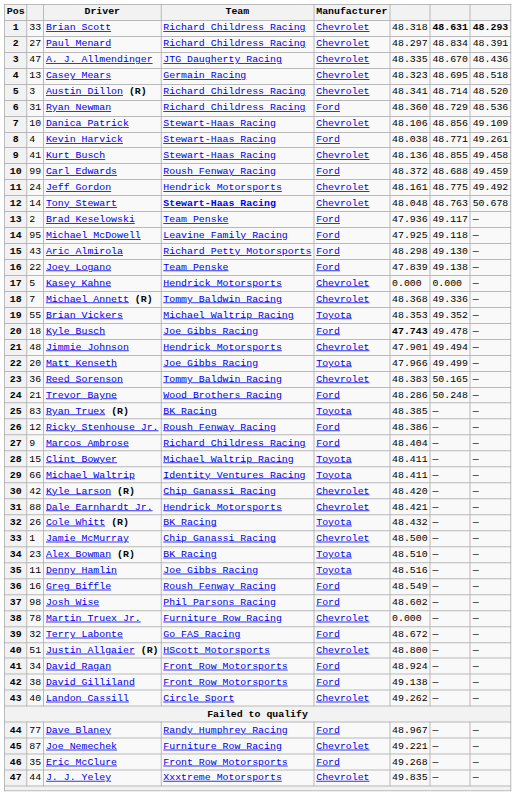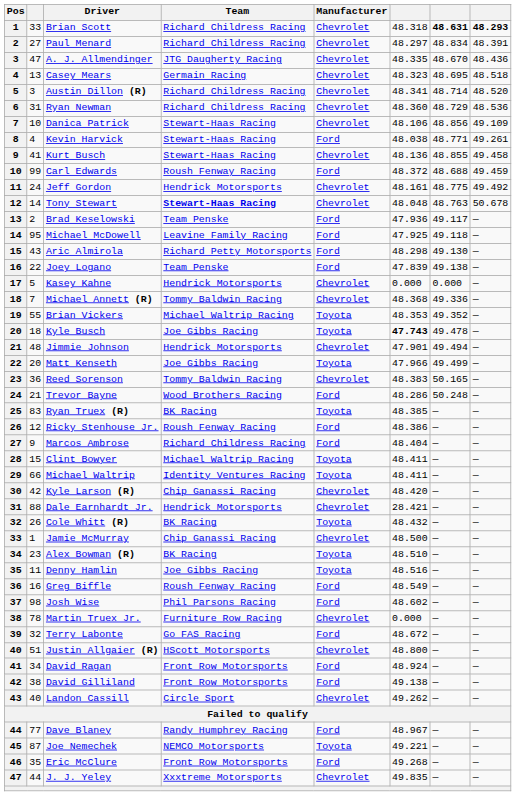(328, 108) Ford -> (343, 108) Chevrolet
(328, 332) Ford -> (334, 332) Toyota
(410, 507) 48.421 -> (410, 507) 28.421
(223, 746) Furniture Row Racing -> (214, 746) NEMCO Motorsports
(343, 746) Chevrolet -> (334, 746) Toyota
